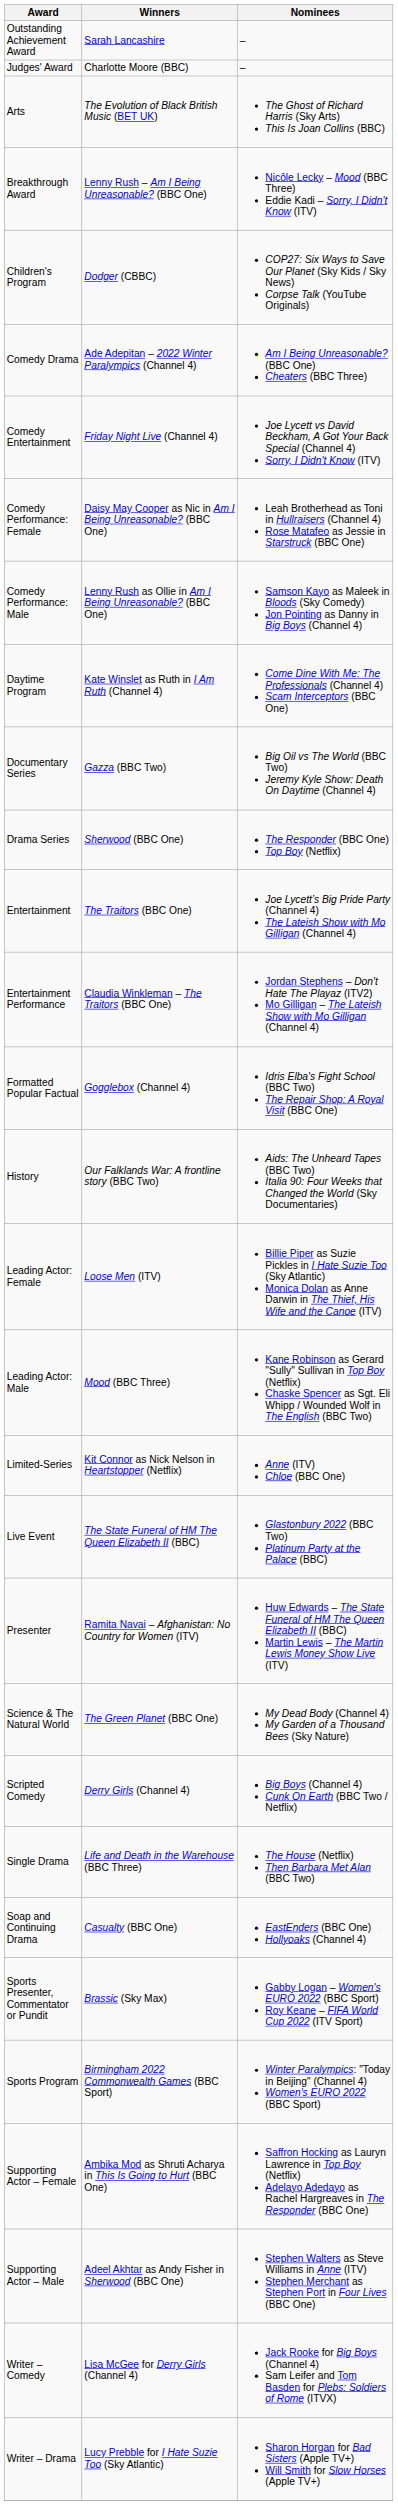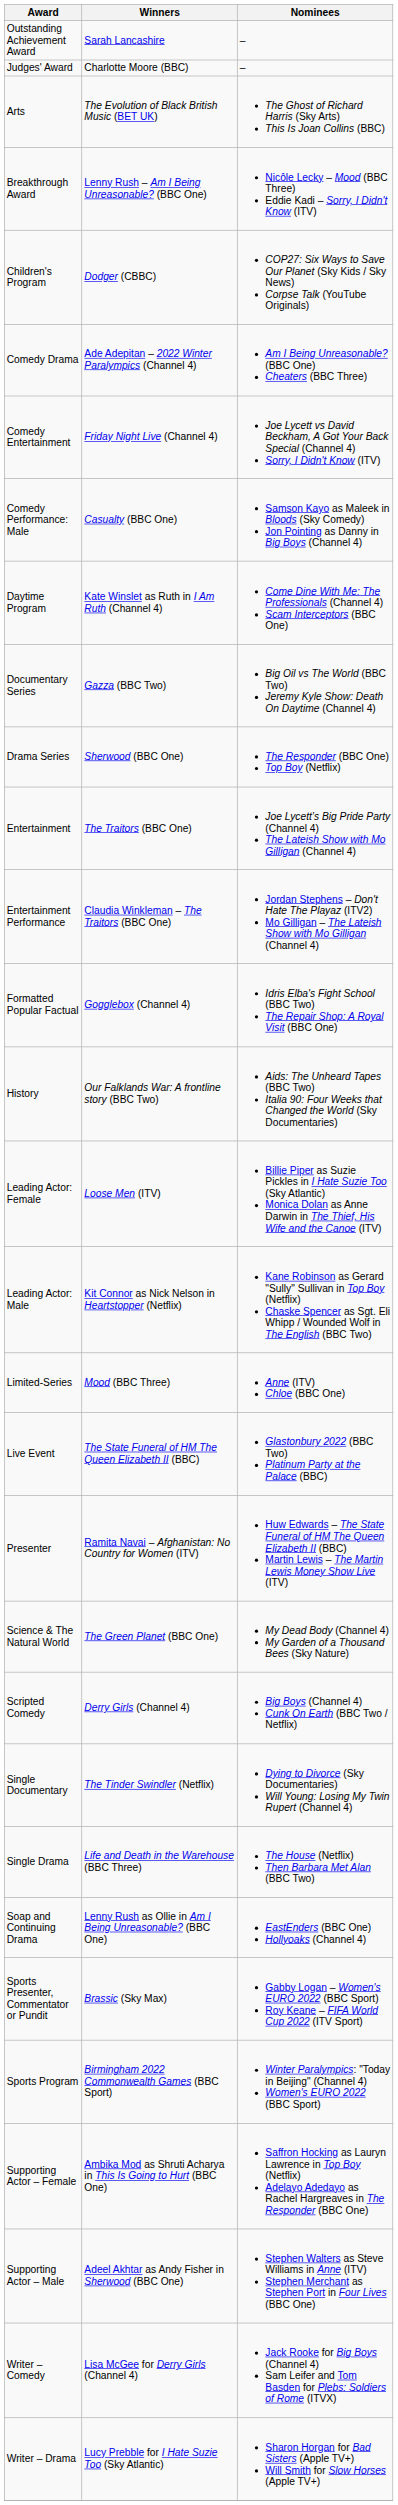- row: (37, 520)
(148, 602) Lenny Rush as Ollie in Am I Being Unreasonable? (BBC One) -> (131, 520) Casualty (BBC One)
(127, 1382) Mood (BBC Three) -> (150, 1299) Kit Connor as Nick Nelson in Heartstopper (Netflix)
(150, 1465) Kit Connor as Nick Nelson in Heartstopper (Netflix) -> (127, 1382) Mood (BBC Three)
+ row: (37, 1785)
(131, 1927) Casualty (BBC One) -> (148, 1927) Lenny Rush as Ollie in Am I Being Unreasonable? (BBC One)
